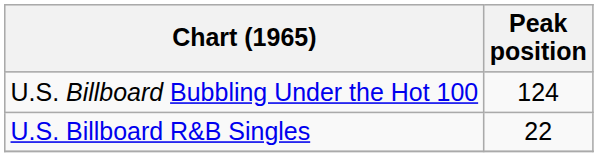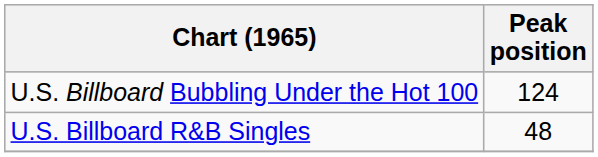(538, 131) 22 -> (538, 131) 48
